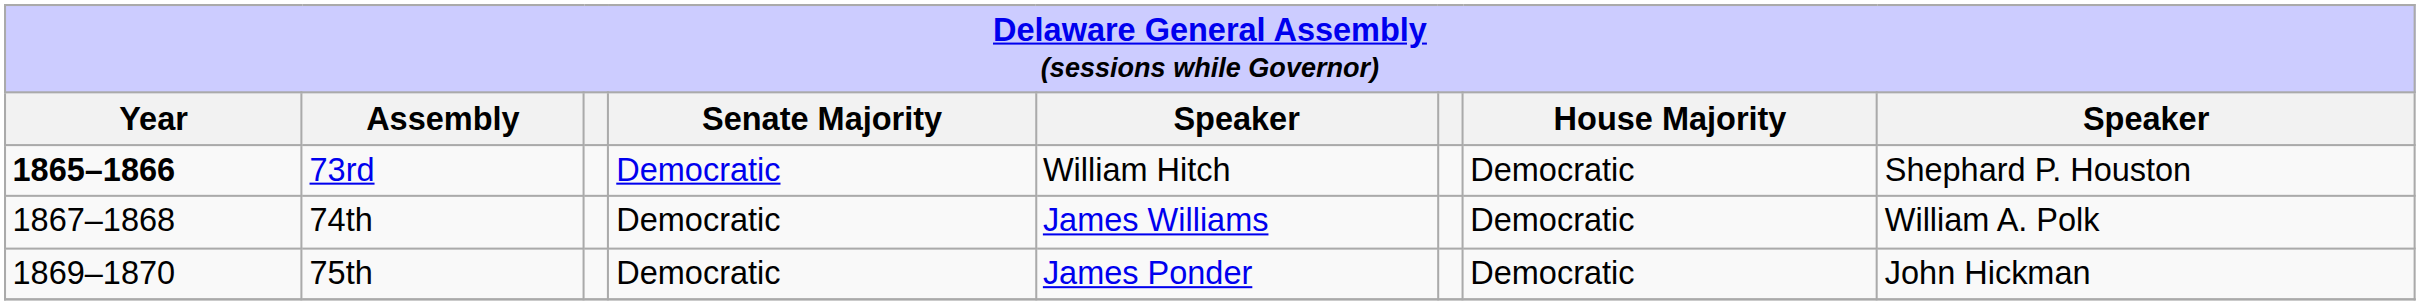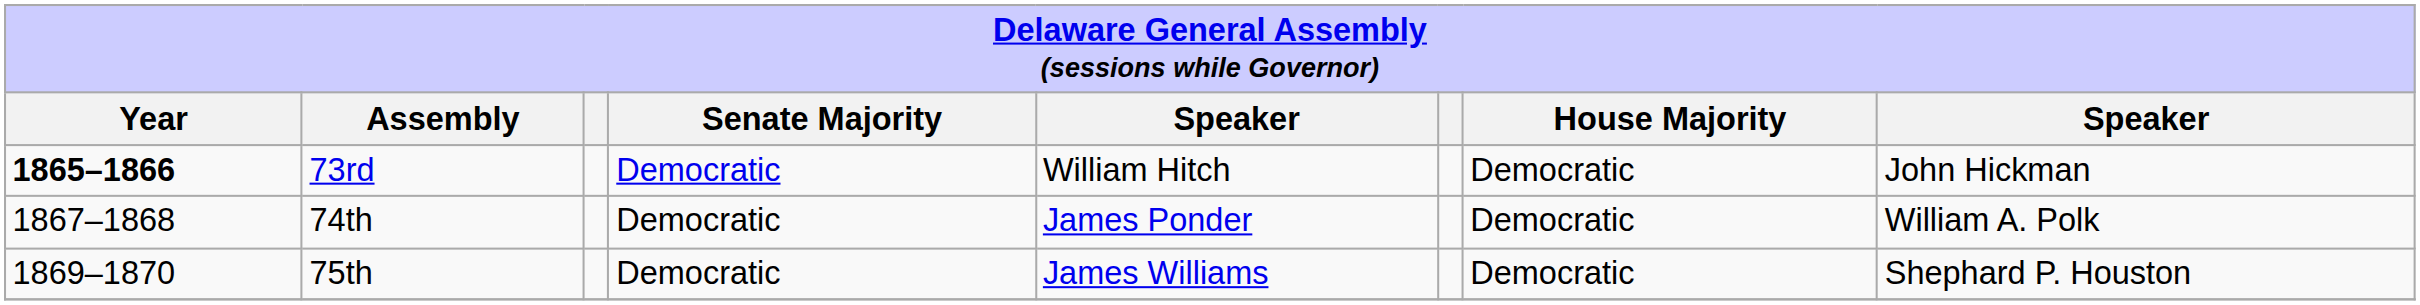(2038, 169) Shephard P. Houston -> (1988, 169) John Hickman
(1156, 221) James Williams -> (1148, 221) James Ponder
(1148, 272) James Ponder -> (1156, 272) James Williams
(1988, 272) John Hickman -> (2038, 272) Shephard P. Houston
